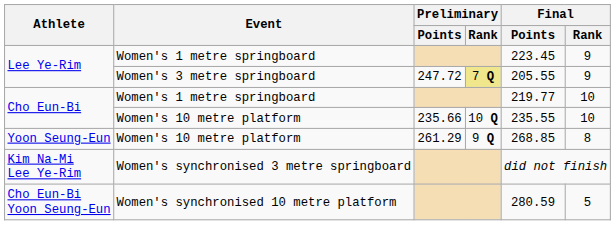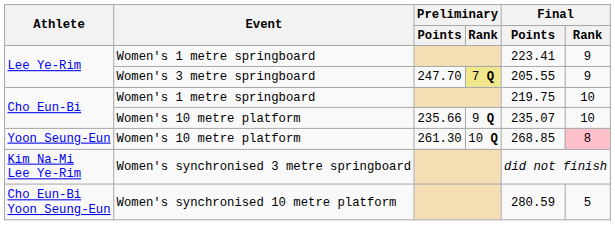(533, 56) 223.45 -> (533, 56) 223.41
(440, 76) 247.72 -> (440, 76) 247.70
(533, 97) 219.77 -> (533, 97) 219.75
(483, 118) 10 Q -> (483, 118) 9 Q
(533, 118) 235.55 -> (533, 118) 235.07
(440, 138) 261.29 -> (440, 138) 261.30
(483, 138) 9 Q -> (483, 138) 10 Q
(588, 138) no background -> (588, 138) pink background
